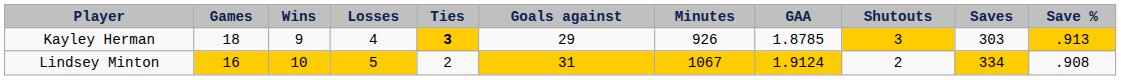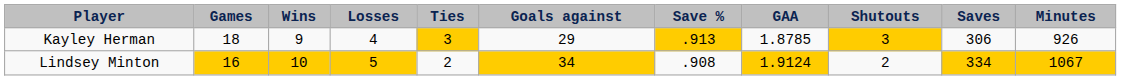columns swapped: (705, 16) <-> (1072, 16)
(447, 40) bold -> (447, 40) normal
(992, 40) 303 -> (979, 40) 306
(567, 63) 31 -> (567, 63) 34
